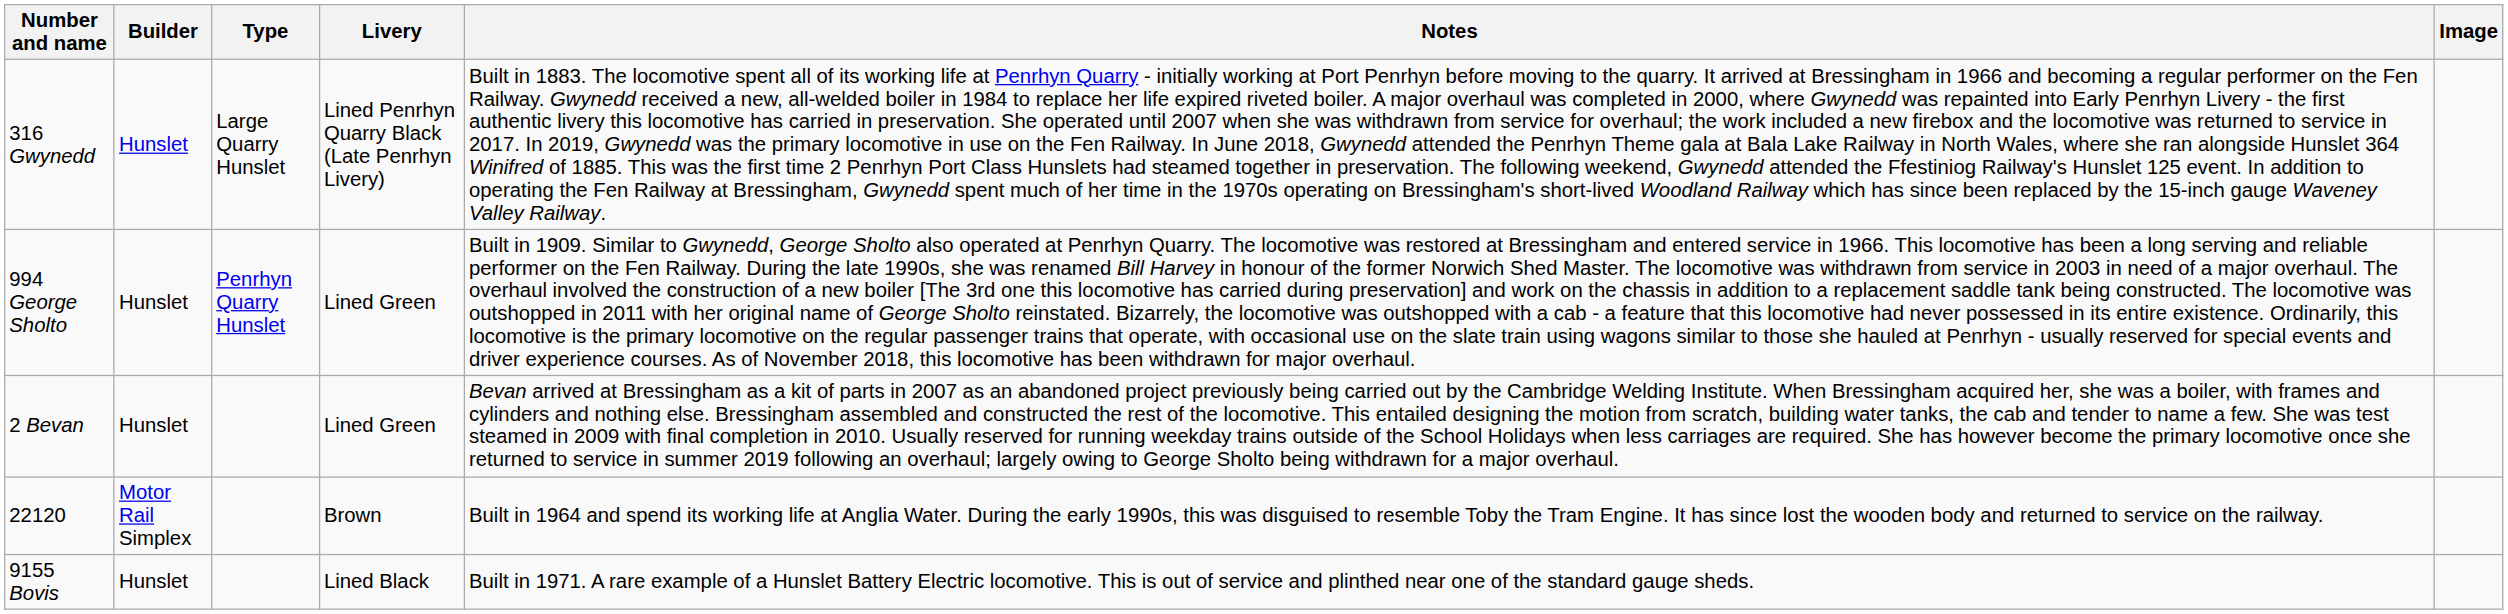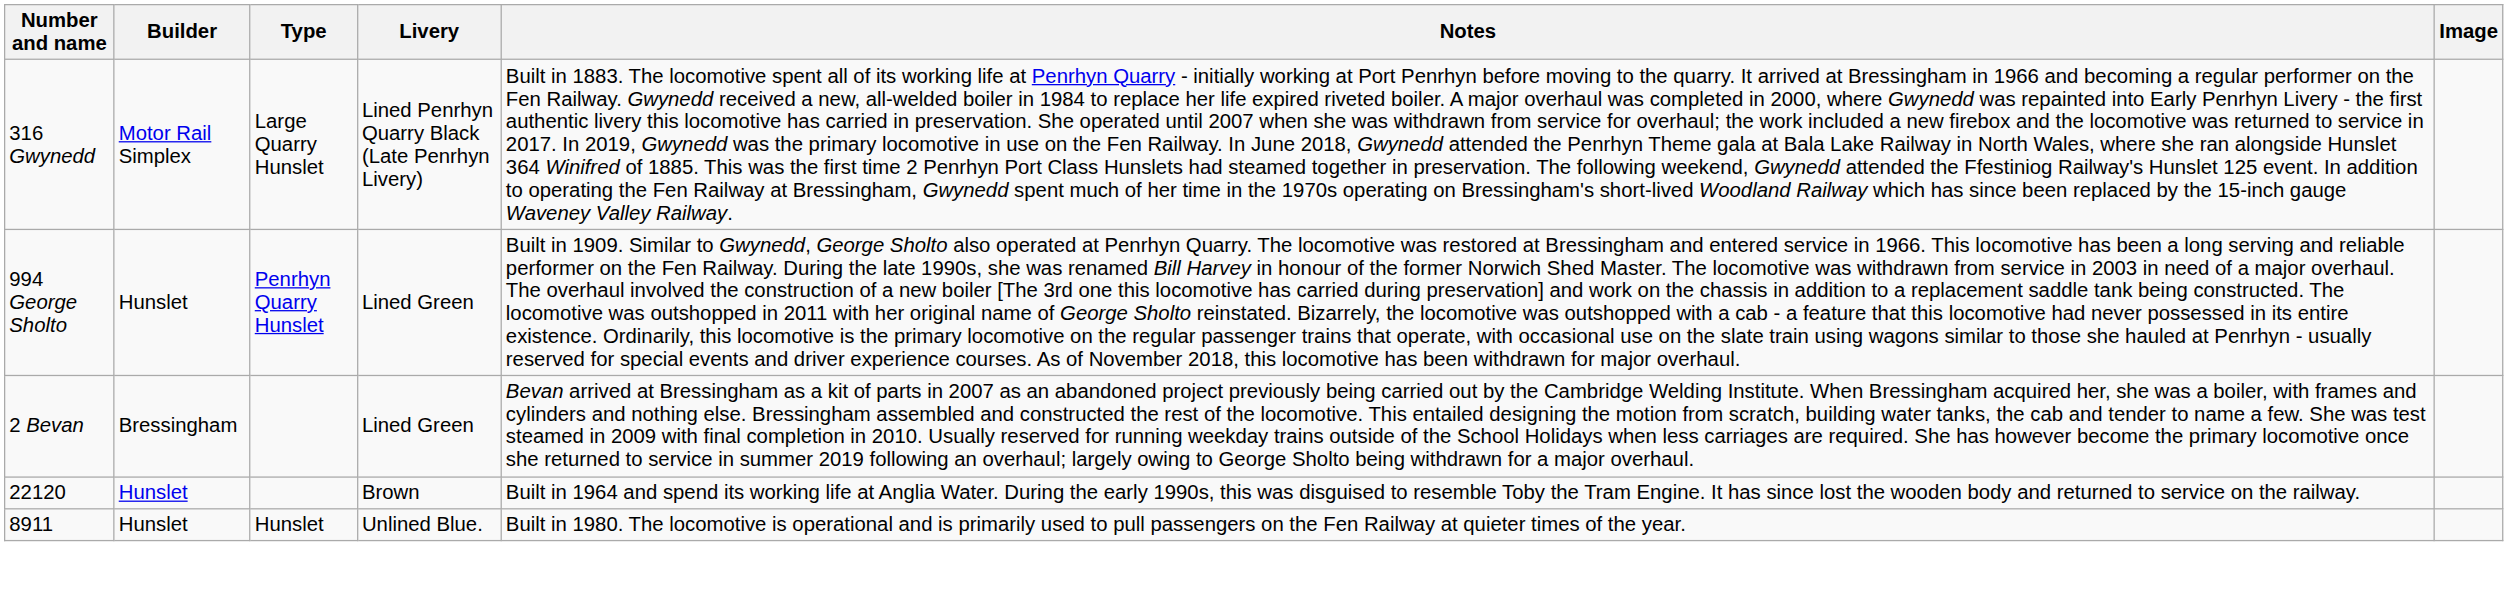(153, 144) Hunslet -> (165, 144) Motor Rail Simplex
(153, 425) Hunslet -> (178, 425) Bressingham
(155, 515) Motor Rail Simplex -> (153, 492) Hunslet
+ row: (31, 524)
- row: (34, 581)
